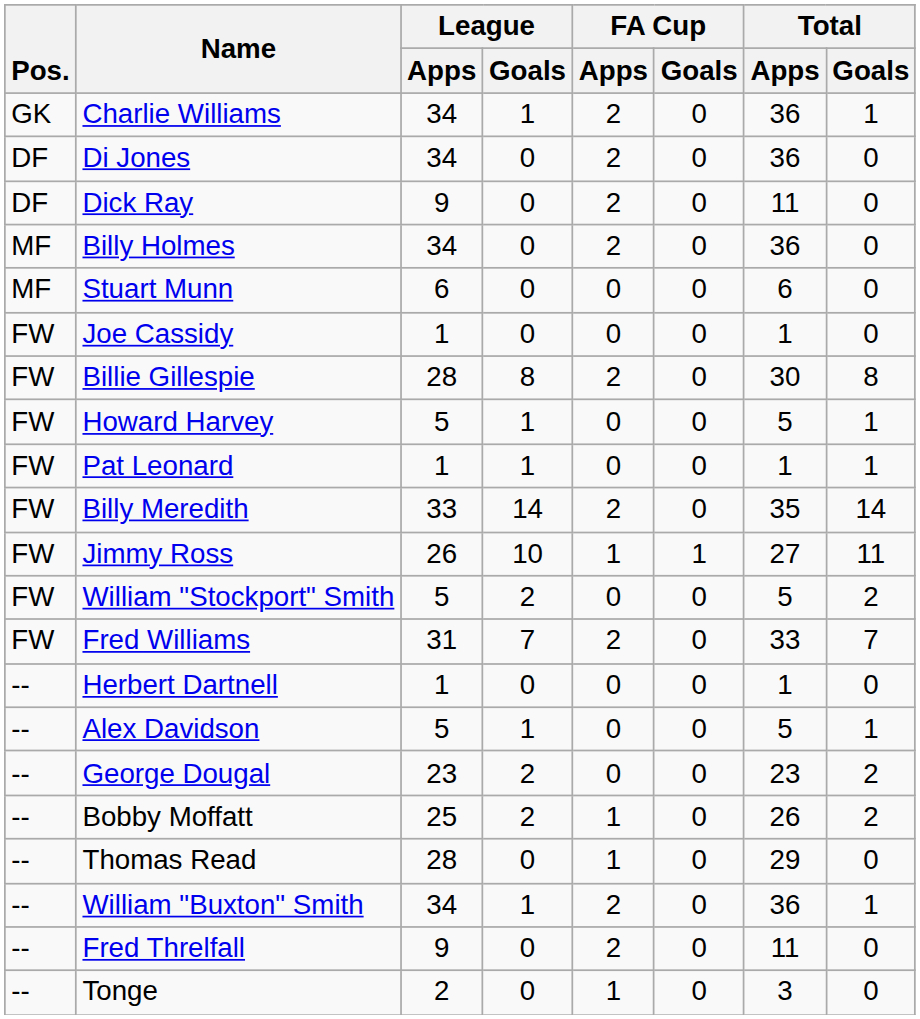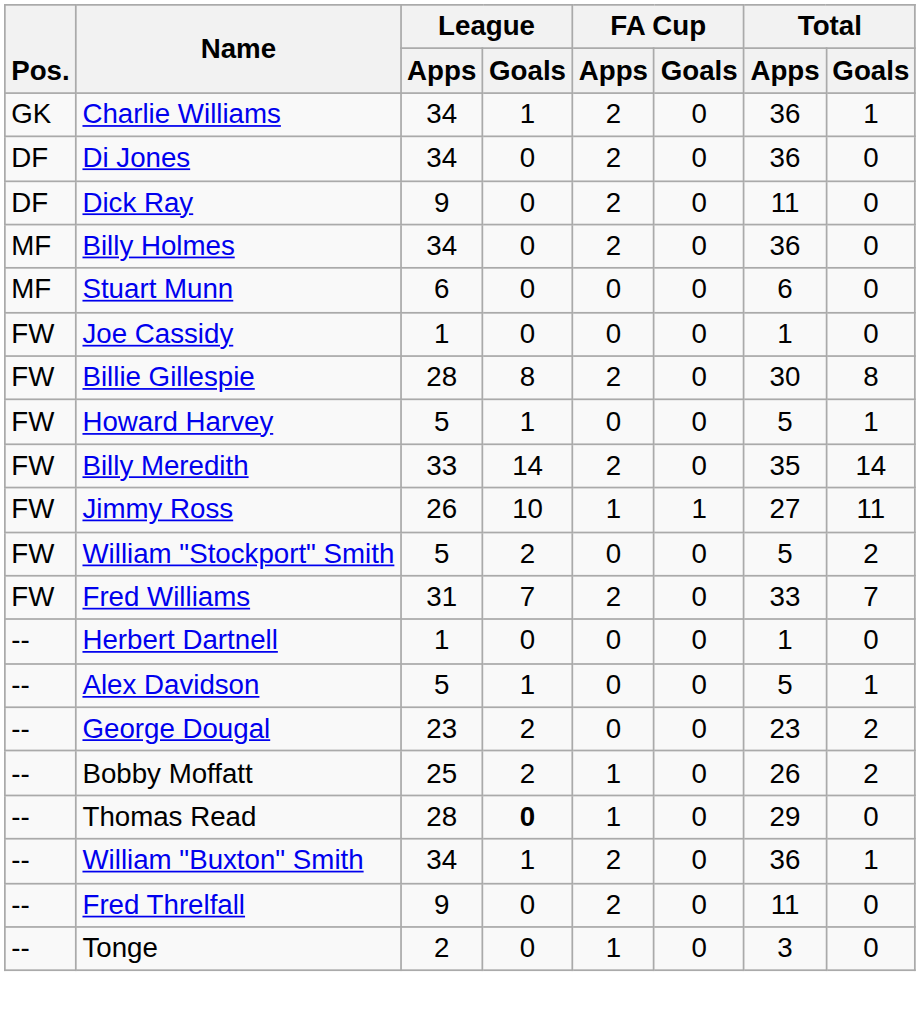- row: (158, 465)
(528, 860) normal -> (528, 816) bold
